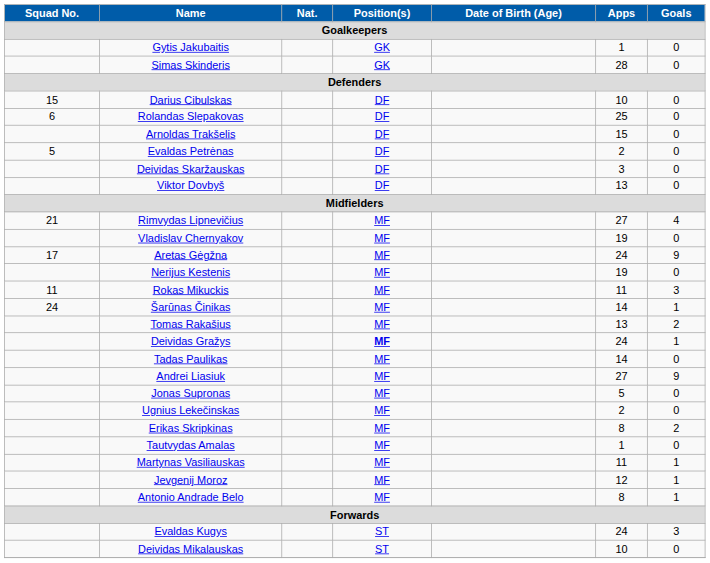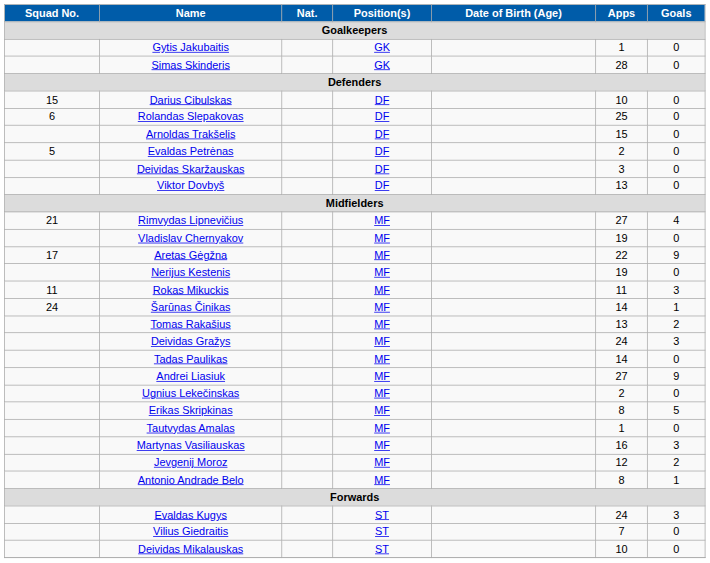(622, 255) 24 -> (622, 255) 22
(382, 342) bold -> (382, 342) normal
(676, 342) 1 -> (676, 342) 3
- row: (191, 394)
(676, 428) 2 -> (676, 411) 5
(622, 463) 11 -> (622, 446) 16
(676, 463) 1 -> (676, 446) 3
(676, 480) 1 -> (676, 463) 2
+ row: (191, 532)
